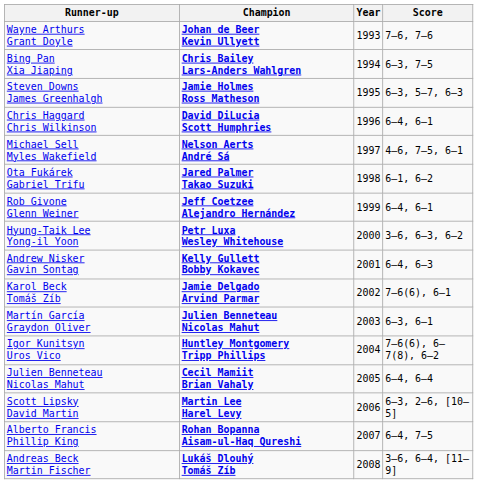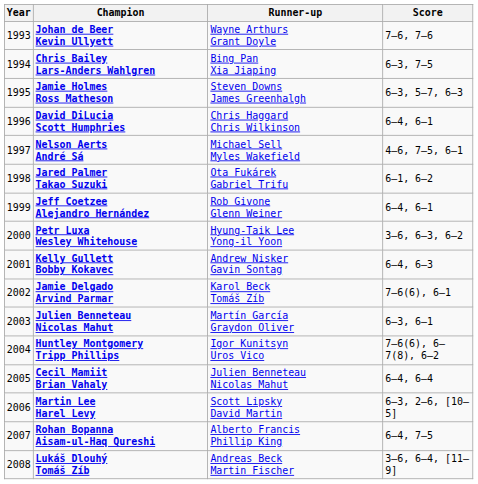columns swapped: (368, 12) <-> (92, 12)
